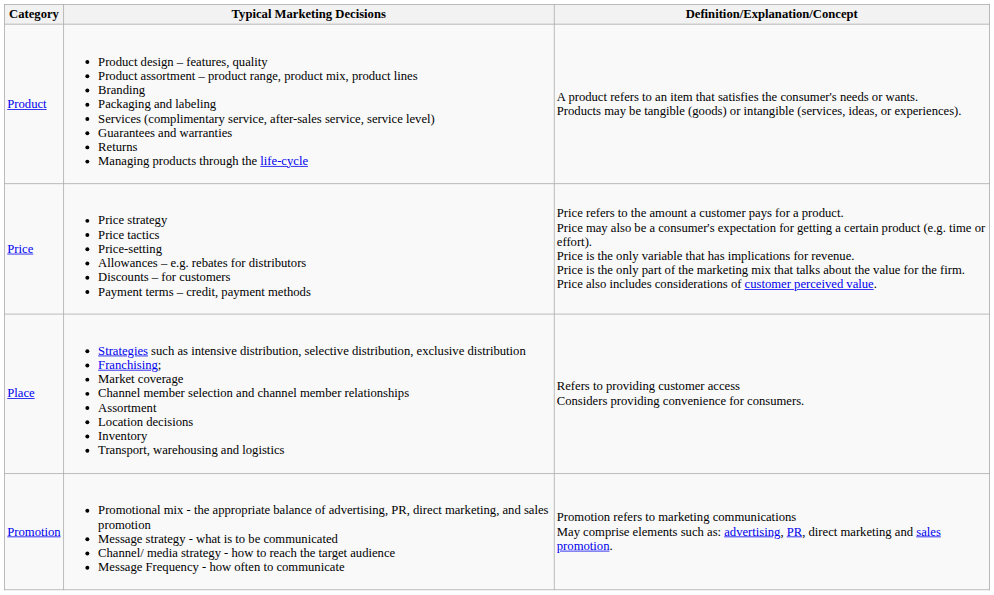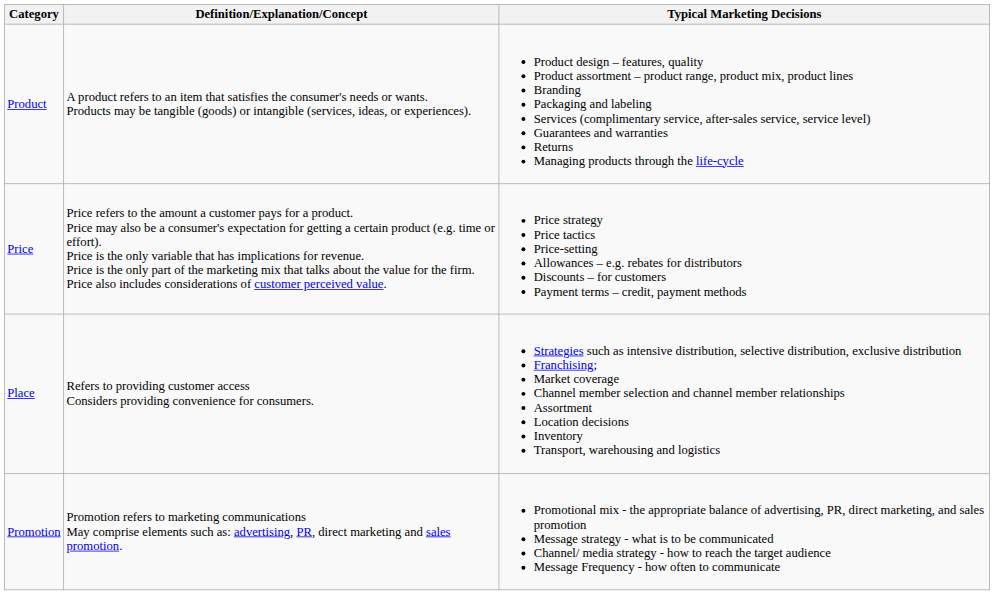columns swapped: (772, 14) <-> (309, 14)
